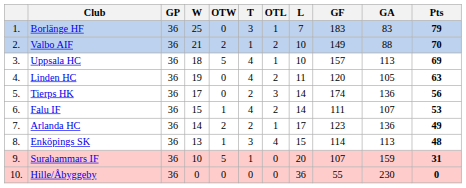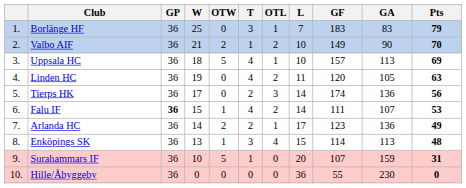(387, 45) 88 -> (387, 45) 90
(173, 110) normal -> (173, 110) bold
